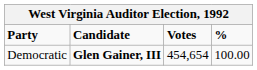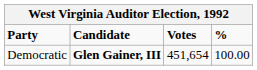(188, 55) 454,654 -> (188, 55) 451,654
